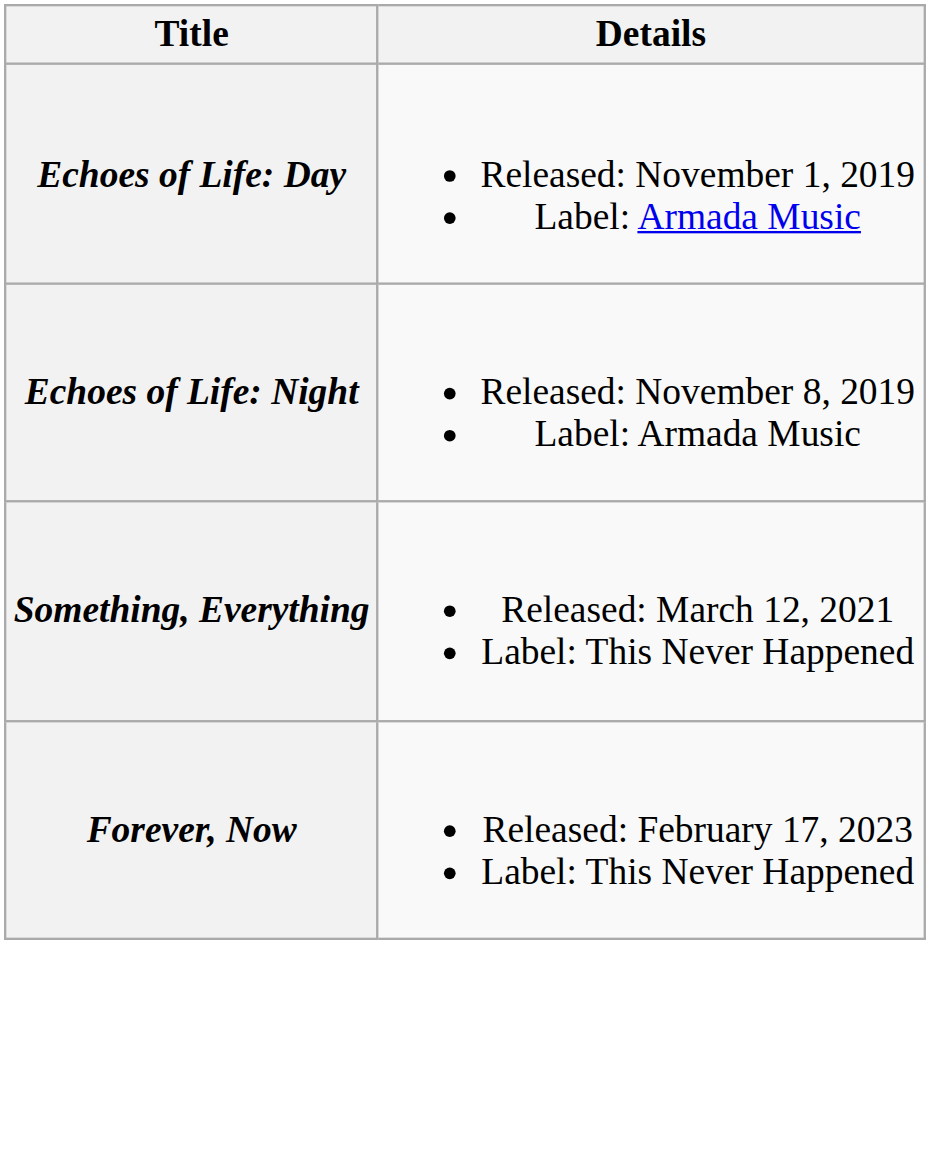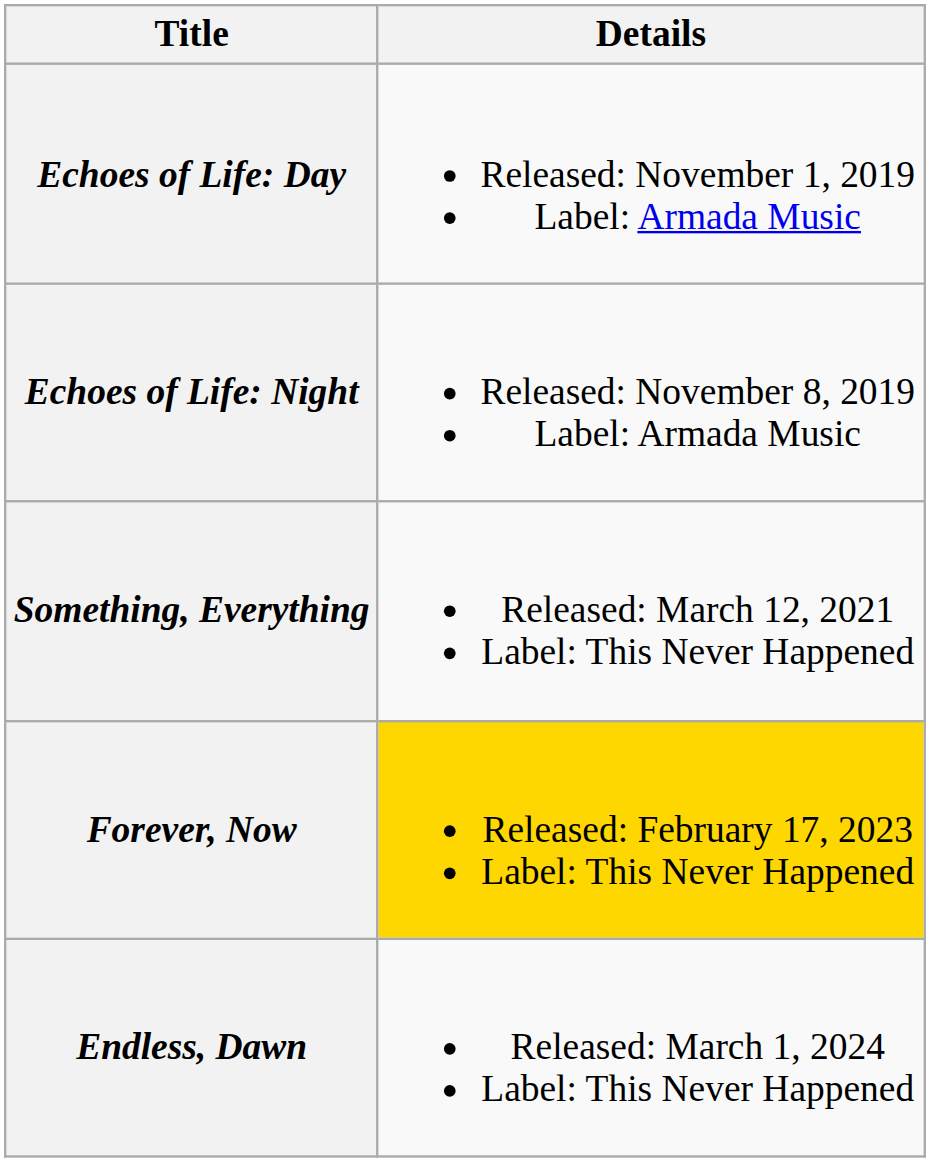(651, 850) no background -> (651, 850) gold background
+ row: (192, 1047)
